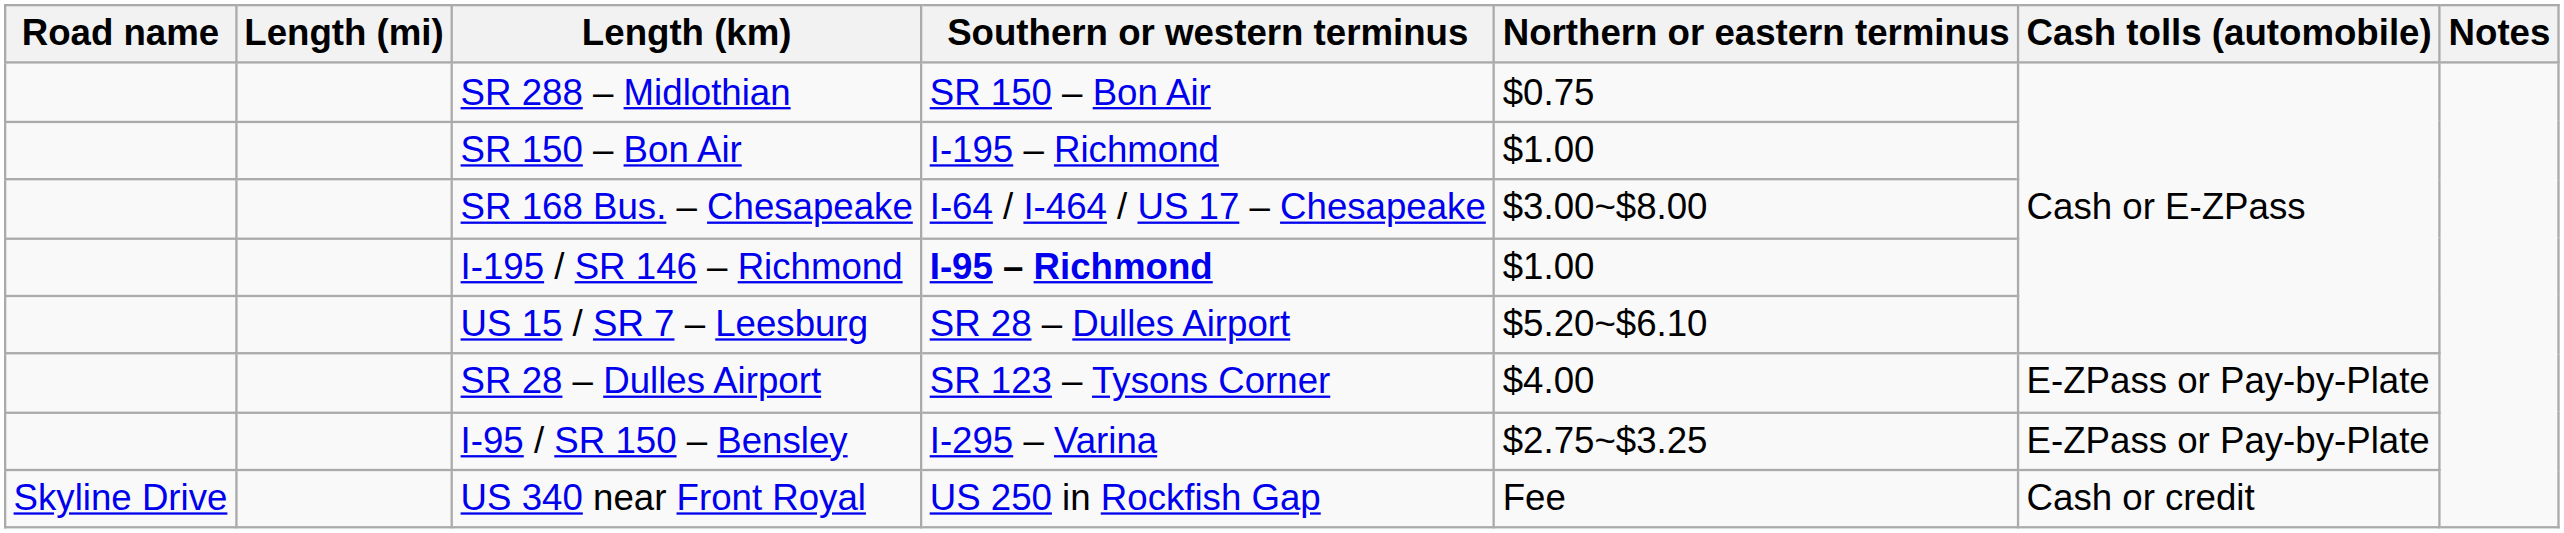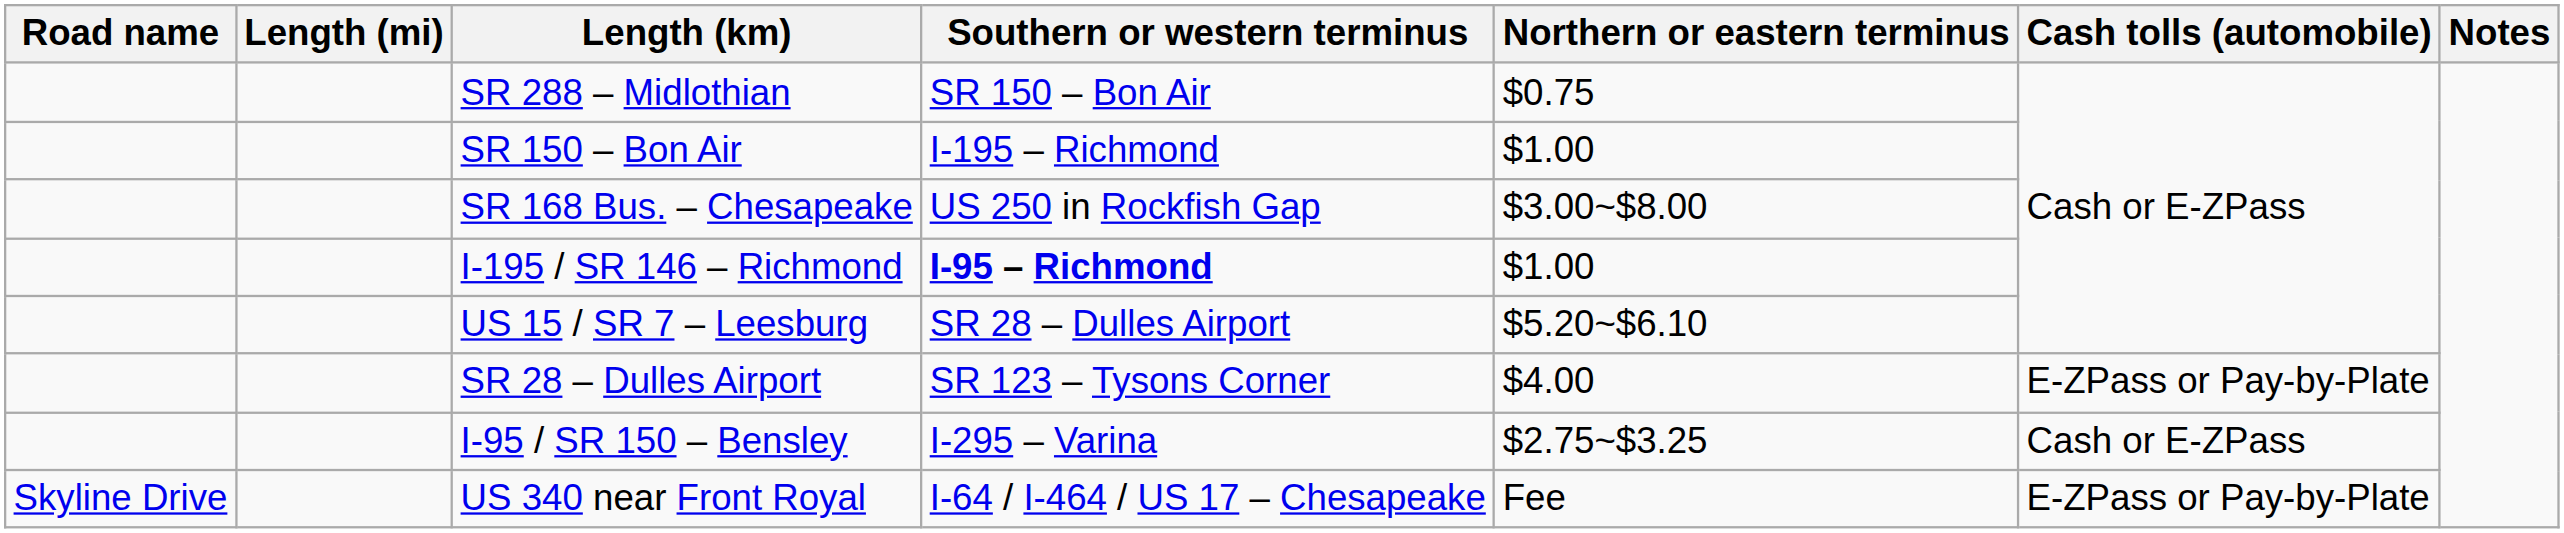(1208, 207) I-64 / I-464 / US 17 – Chesapeake -> (1125, 207) US 250 in Rockfish Gap
(2228, 440) E-ZPass or Pay-by-Plate -> (2166, 440) Cash or E-ZPass
(1125, 498) US 250 in Rockfish Gap -> (1208, 498) I-64 / I-464 / US 17 – Chesapeake
(2141, 498) Cash or credit -> (2228, 498) E-ZPass or Pay-by-Plate
